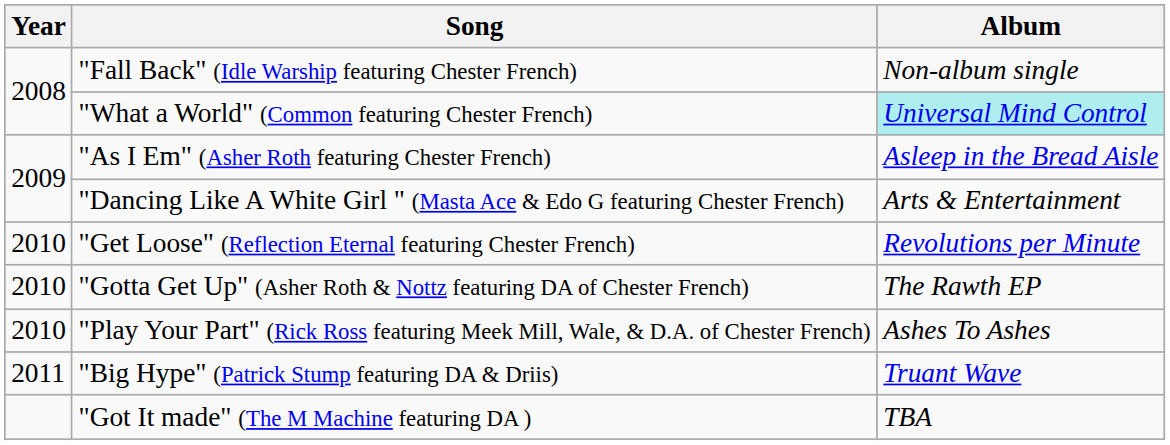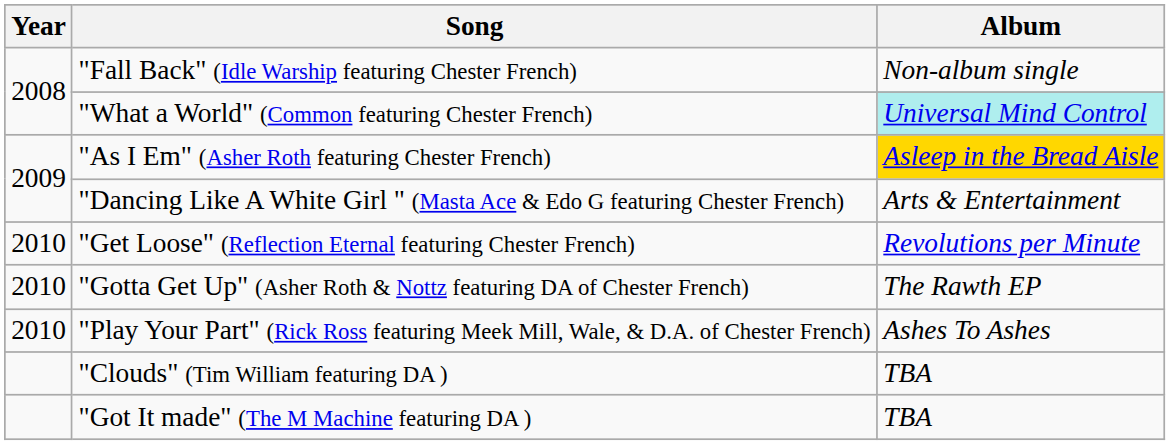(1021, 156) no background -> (1021, 156) gold background
- row: (318, 373)
+ row: (263, 373)
